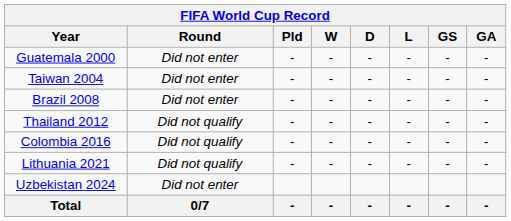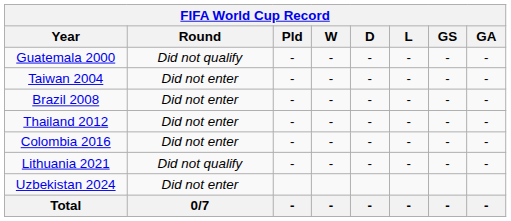(200, 58) Did not enter -> (200, 58) Did not qualify
(200, 121) Did not qualify -> (200, 121) Did not enter
(200, 142) Did not qualify -> (200, 142) Did not enter
